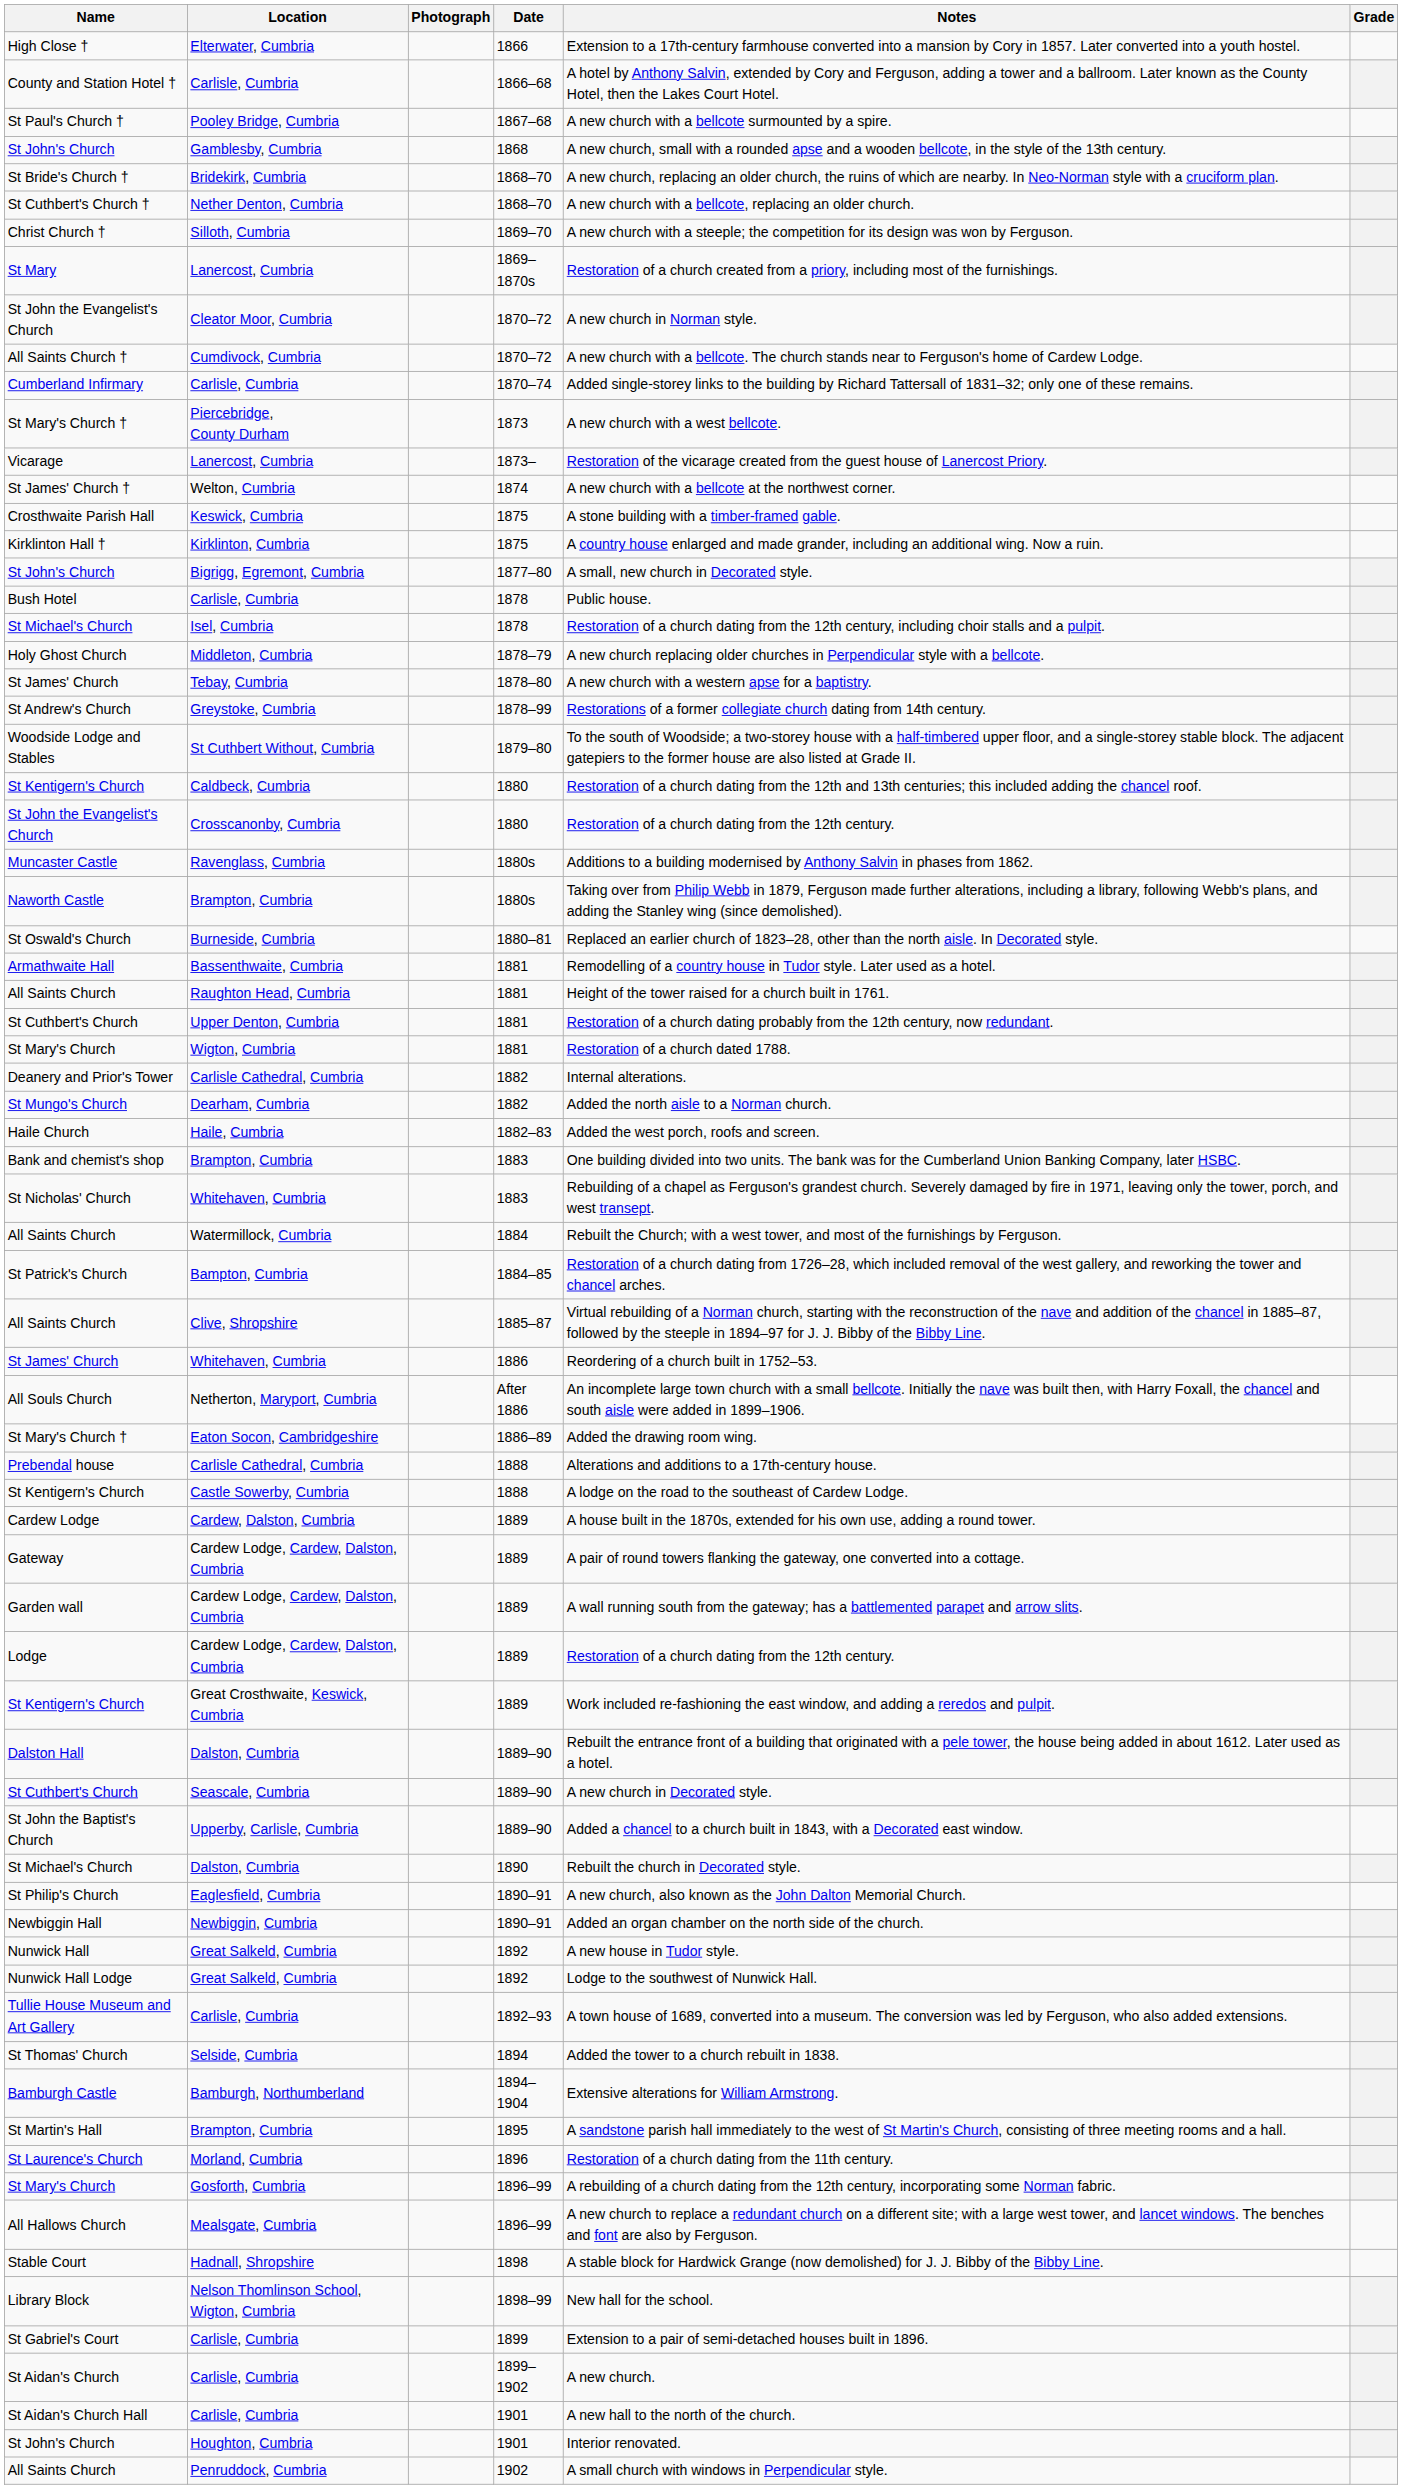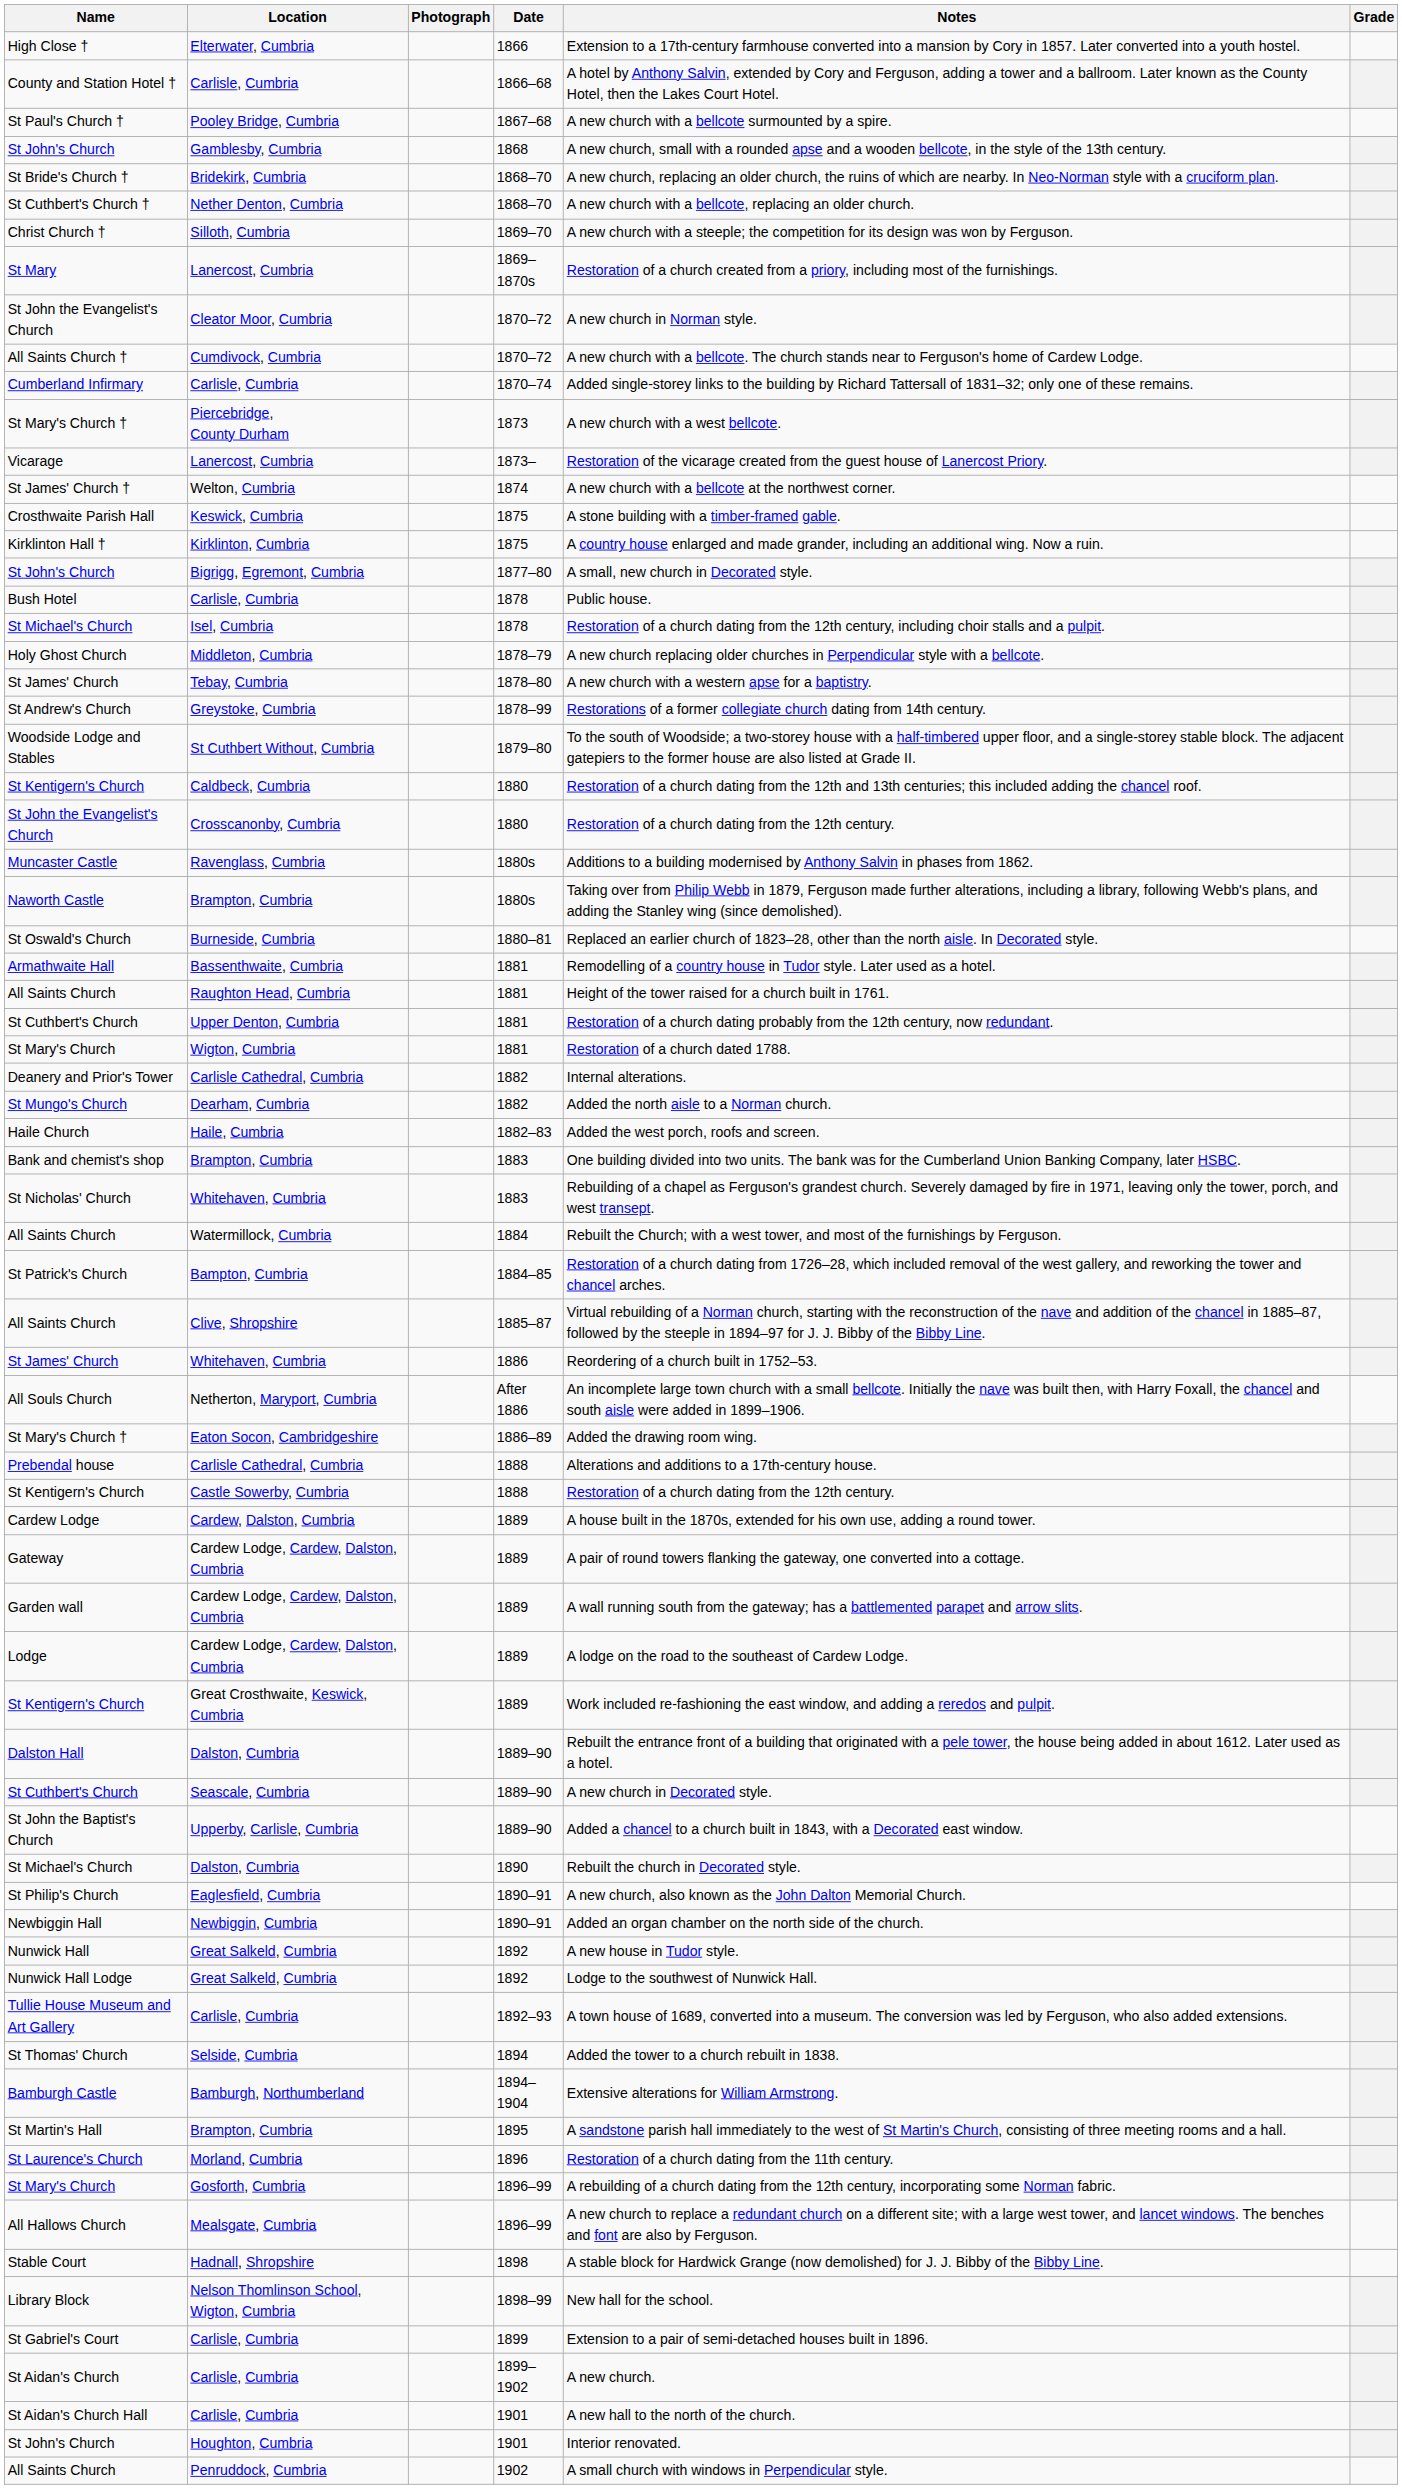(737, 1493) A lodge on the road to the southeast of Cardew Lodge. -> (731, 1493) Restoration of a church dating from the 12th century.
(731, 1656) Restoration of a church dating from the 12th century. -> (737, 1656) A lodge on the road to the southeast of Cardew Lodge.
